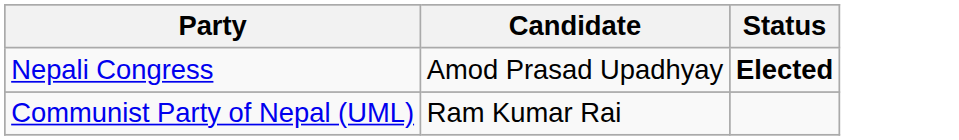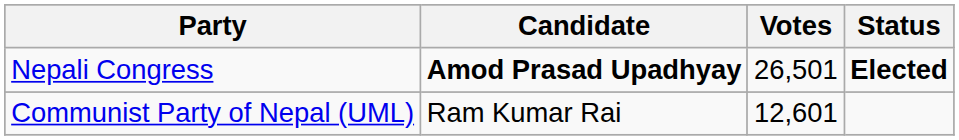+ column: (796, 26)
(575, 69) normal -> (584, 69) bold
